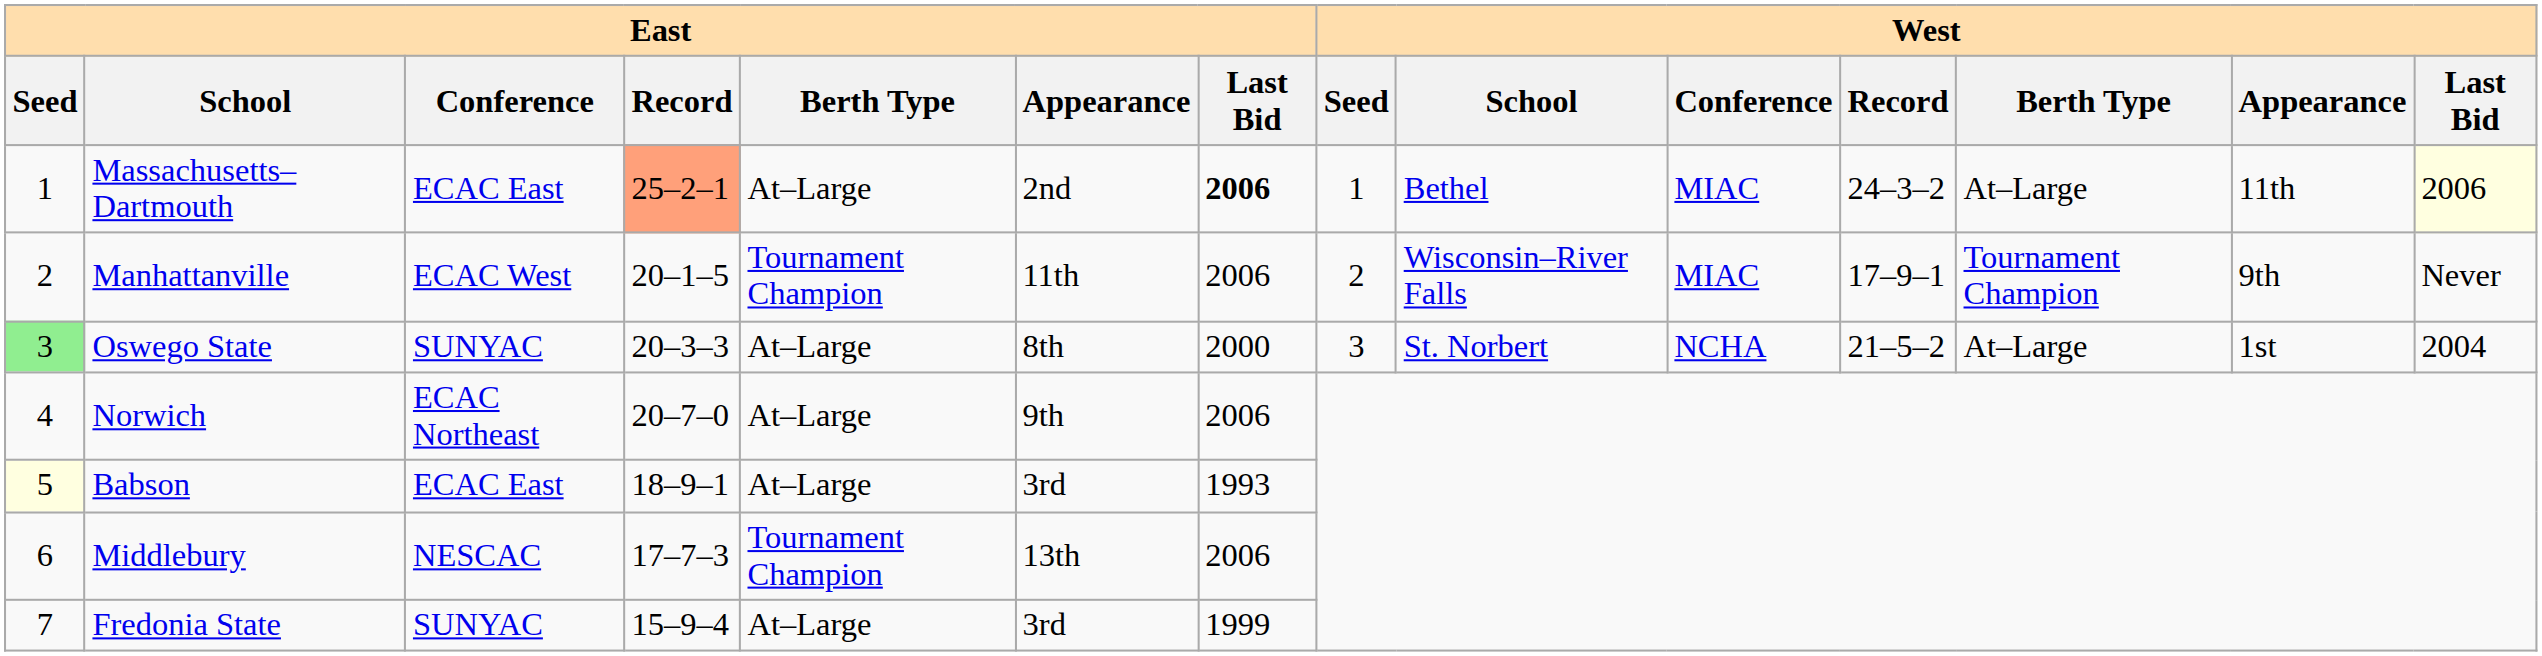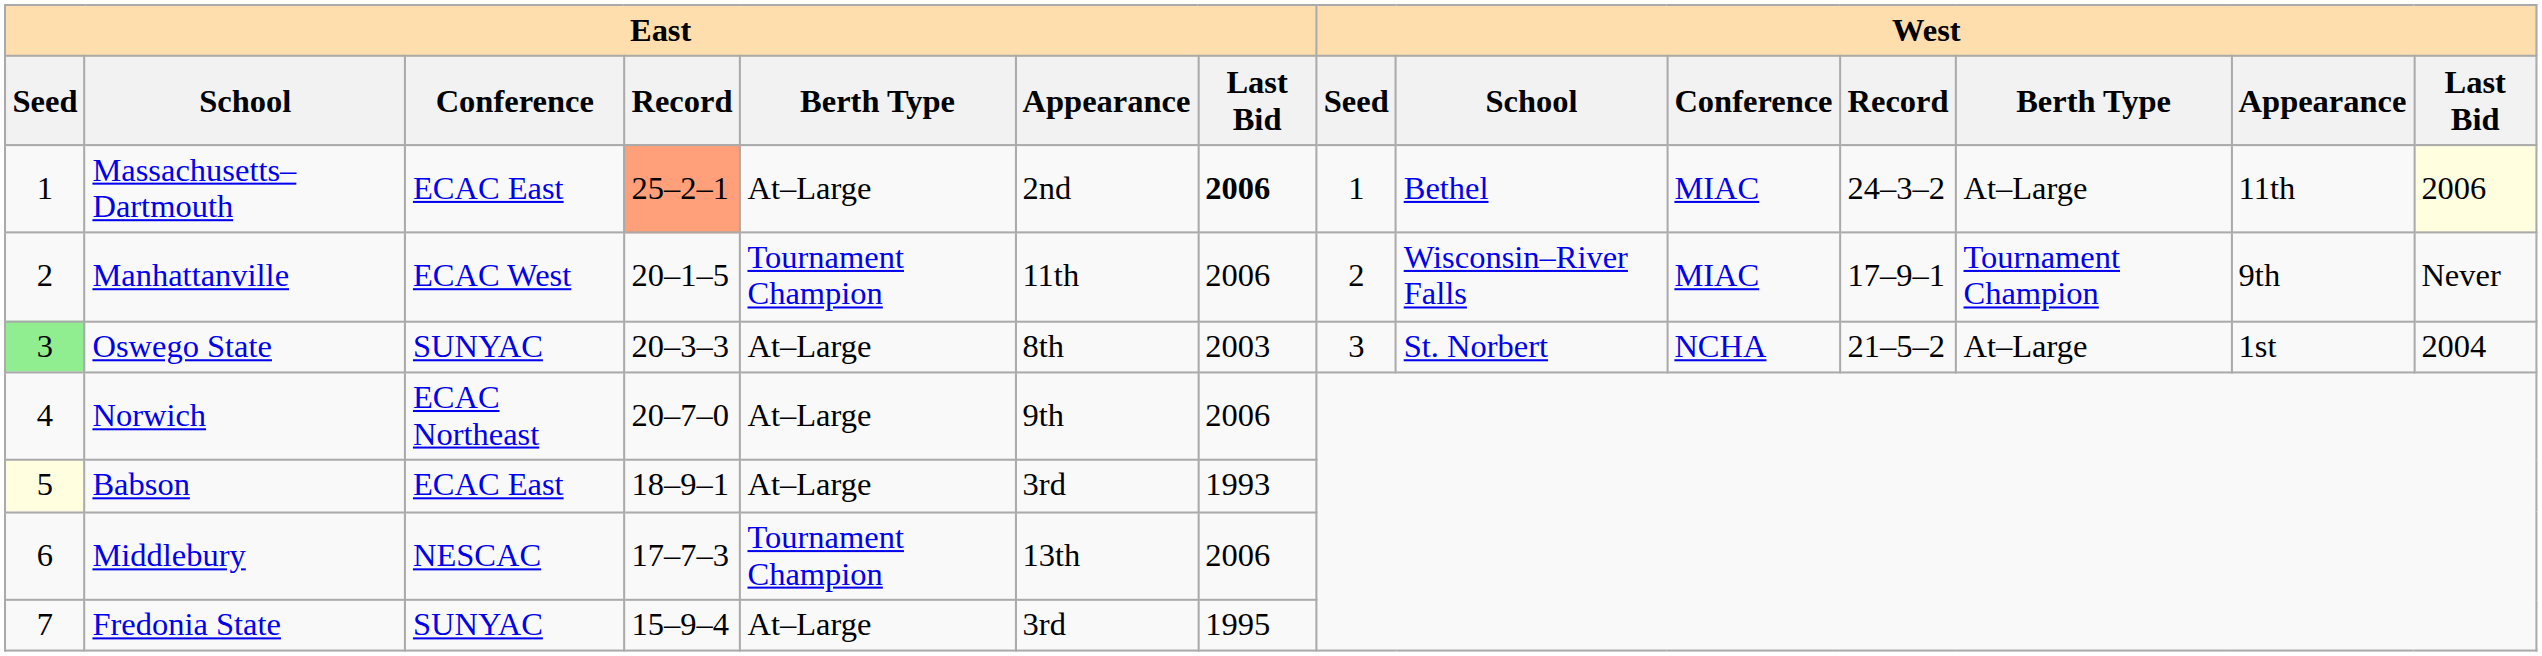(1238, 345) 2000 -> (1238, 345) 2003
(1238, 625) 1999 -> (1238, 625) 1995
